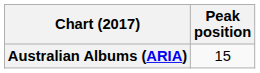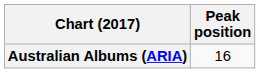(223, 56) 15 -> (223, 56) 16
